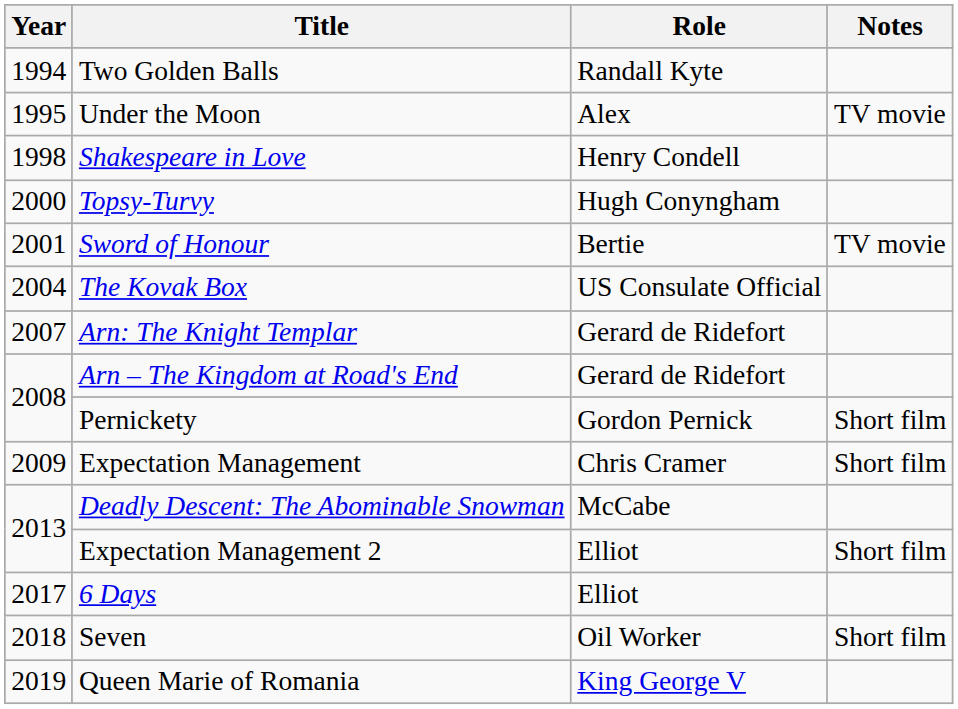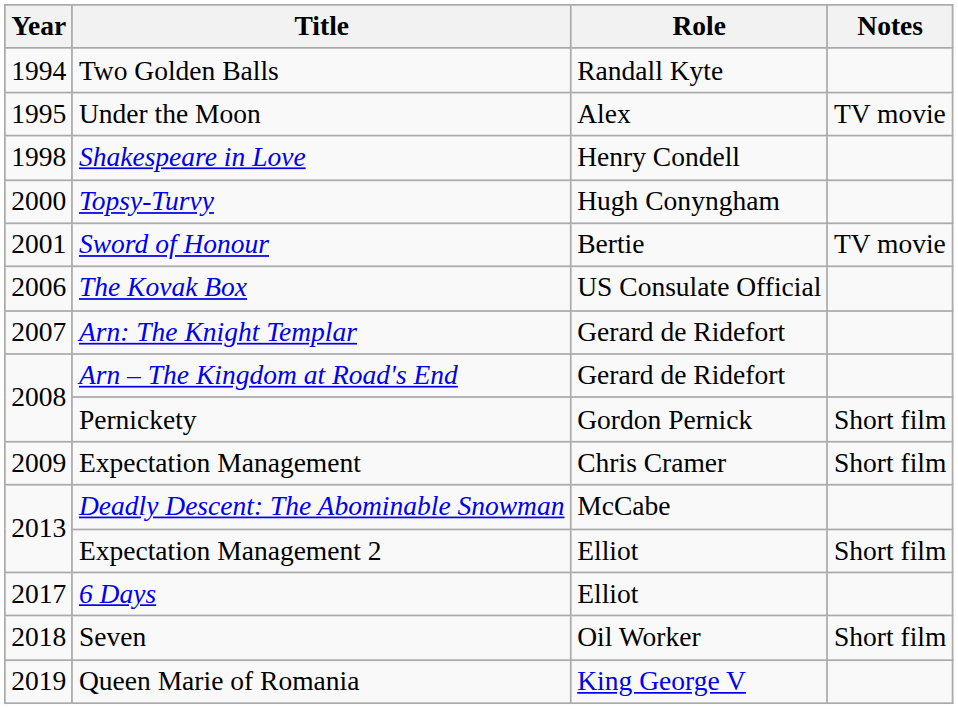(39, 288) 2004 -> (39, 288) 2006
